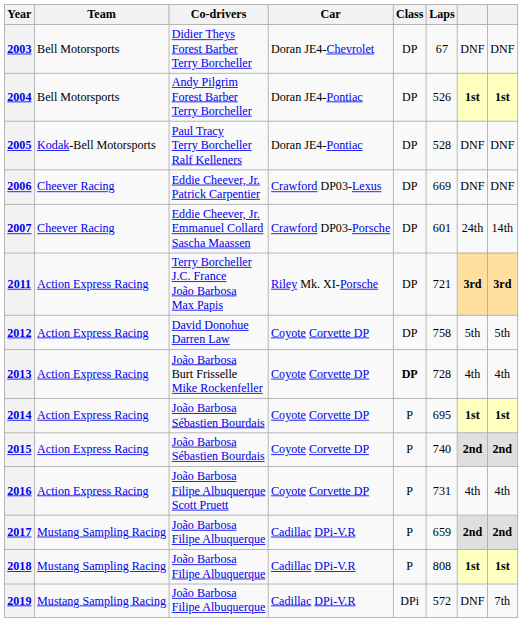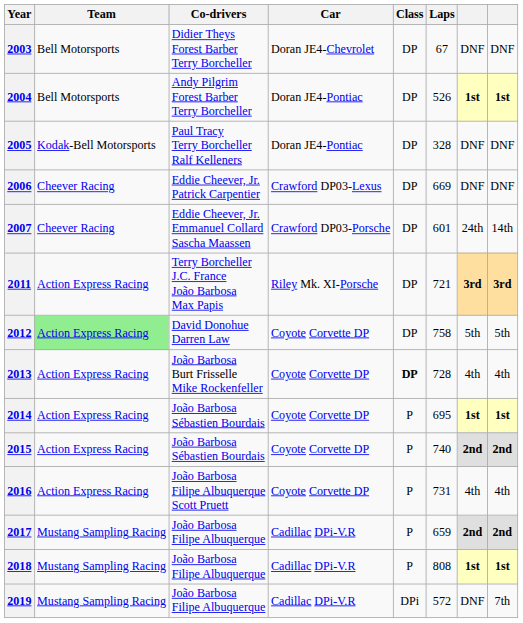(442, 146) 528 -> (442, 146) 328
(93, 333) no background -> (93, 333) lightgreen background
